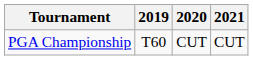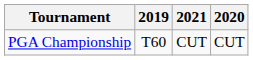columns swapped: (192, 17) <-> (229, 17)
